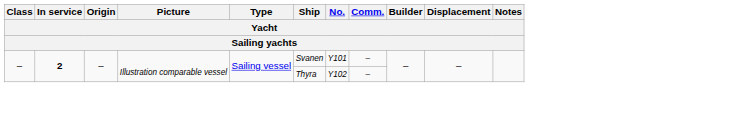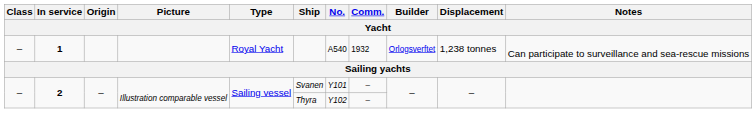+ row: (60, 48)
